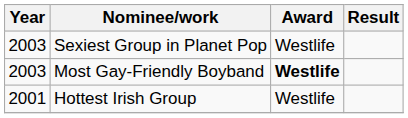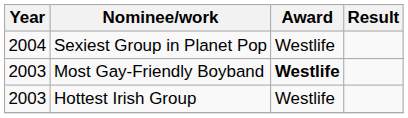(27, 44) 2003 -> (27, 44) 2004
(27, 98) 2001 -> (27, 98) 2003
